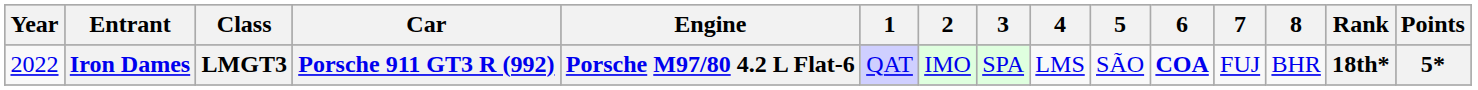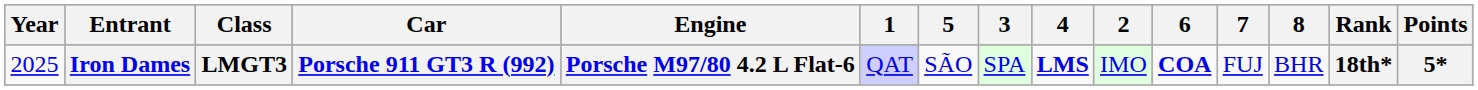columns swapped: (948, 24) <-> (1120, 24)
(35, 64) 2022 -> (35, 64) 2025
(1060, 64) normal -> (1063, 64) bold
